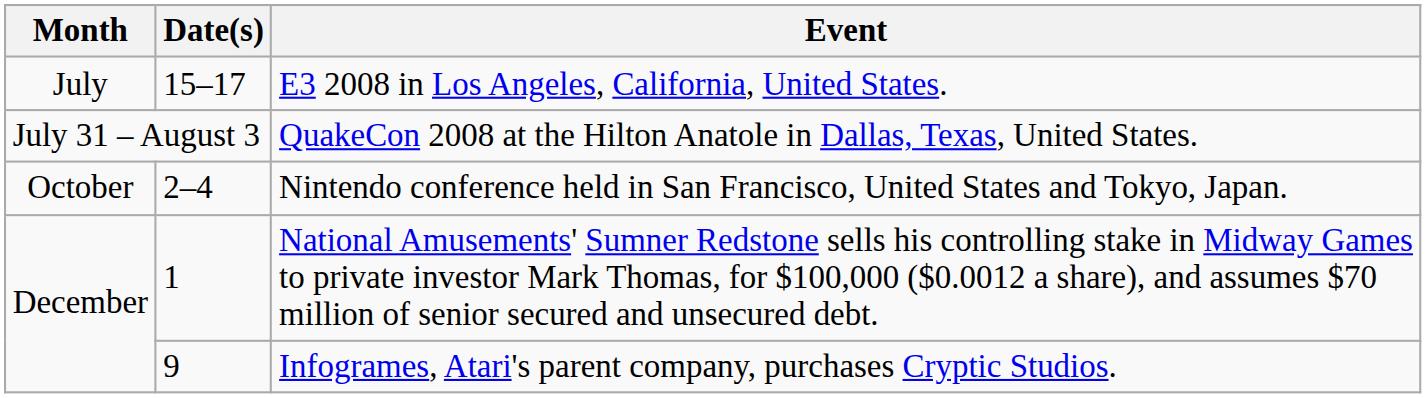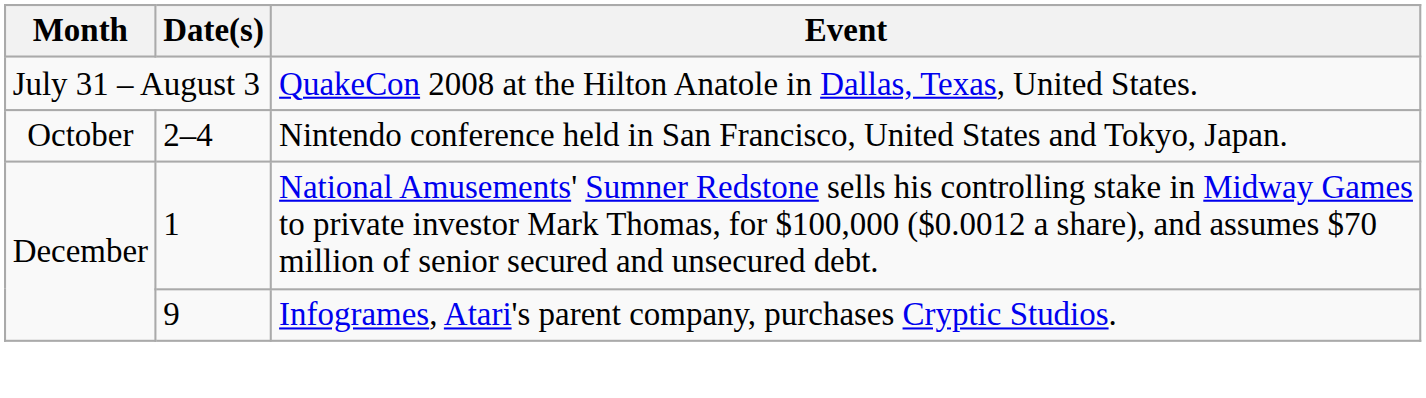- row: (613, 82)
